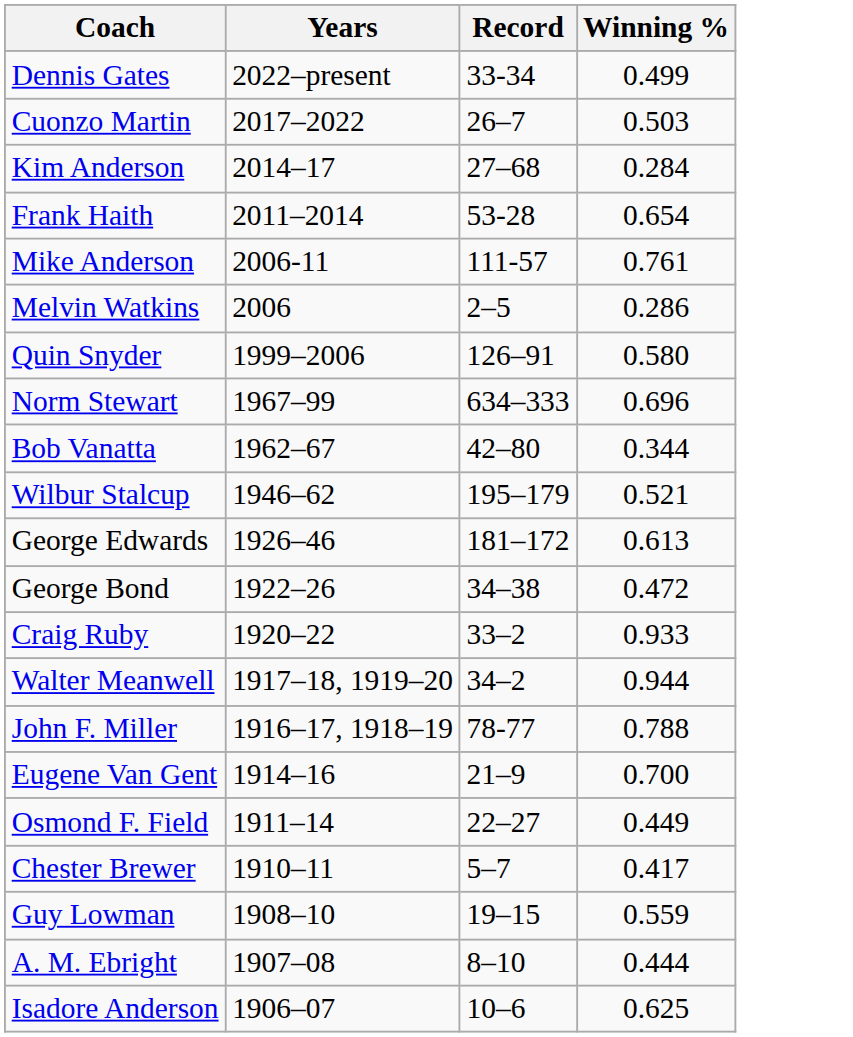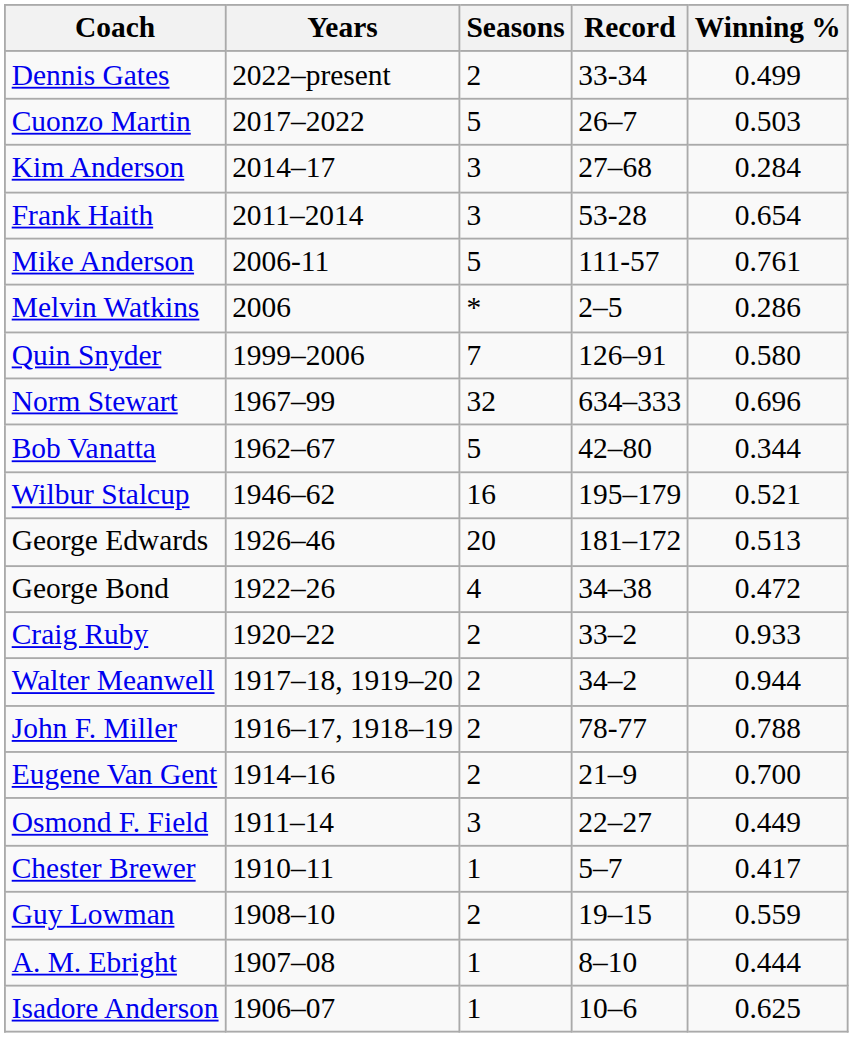+ column: (516, 27)
(656, 541) 0.613 -> (768, 541) 0.513
